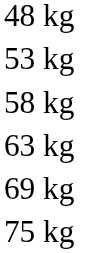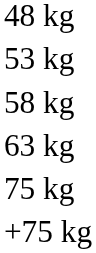- row: (39, 188)
+ row: (48, 231)
